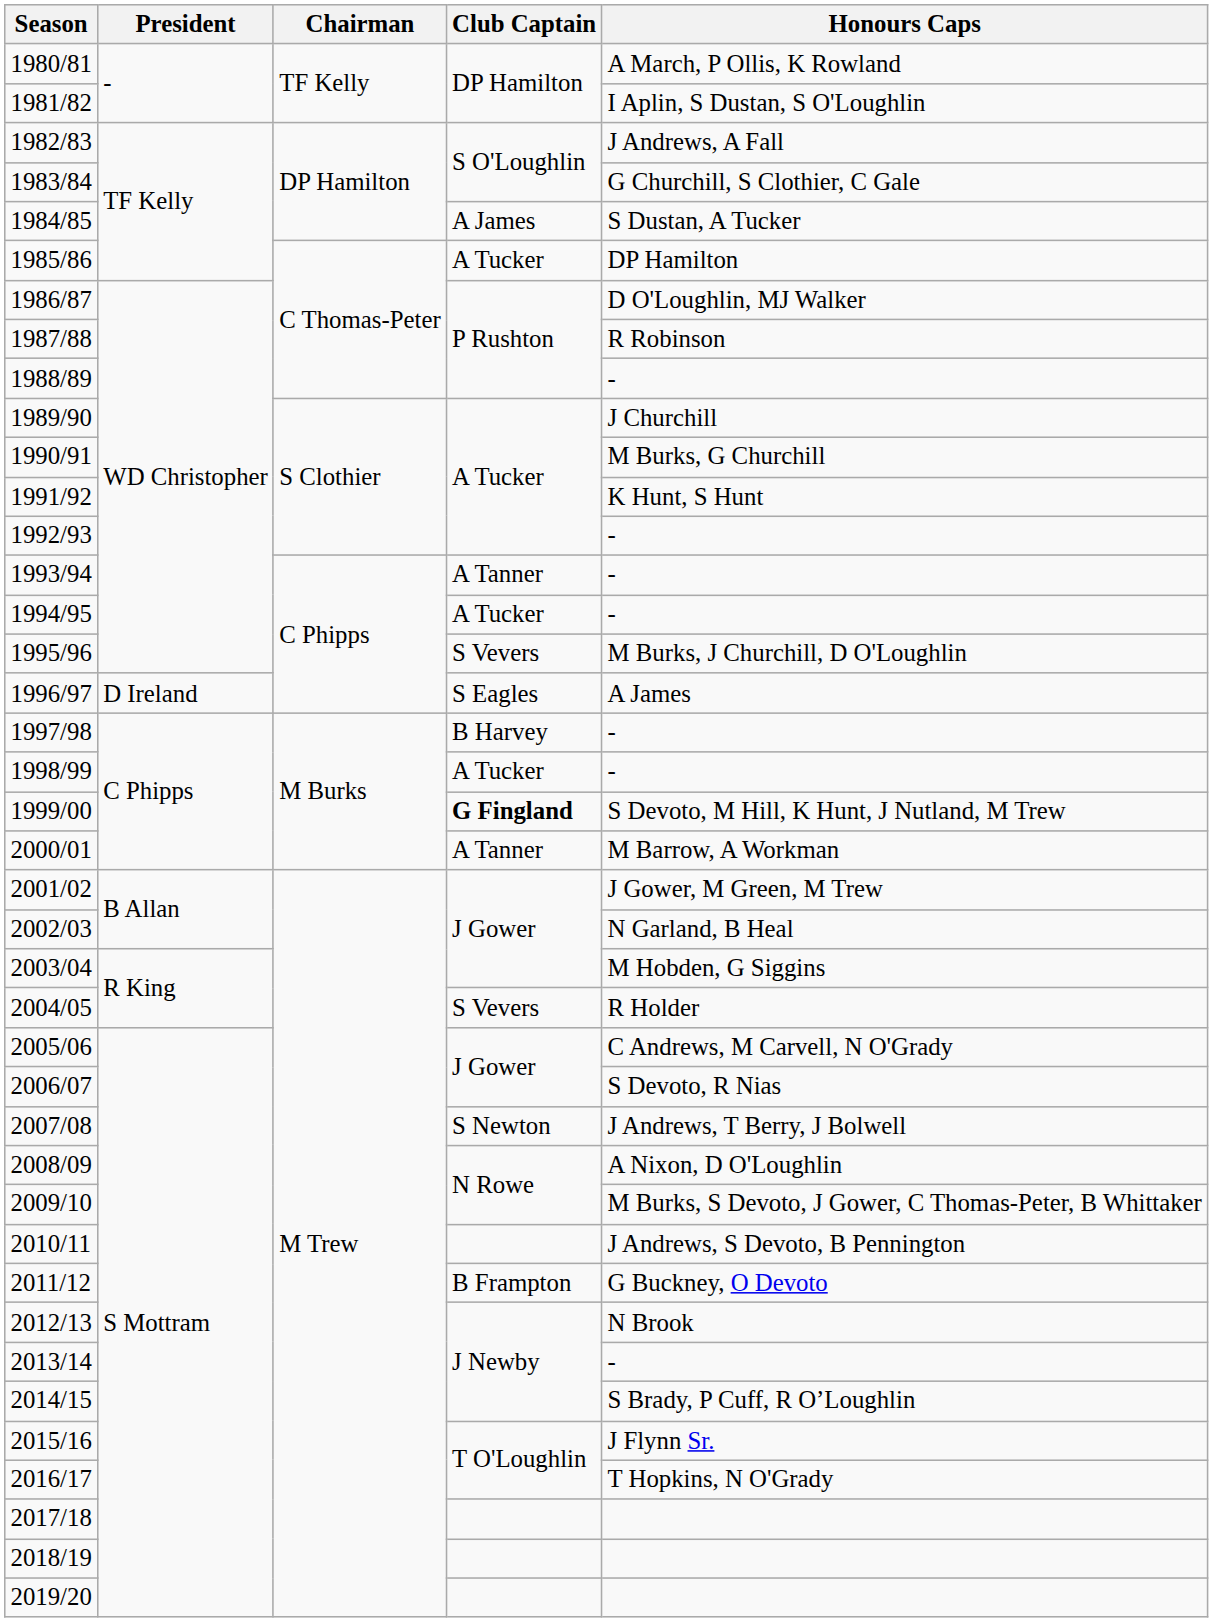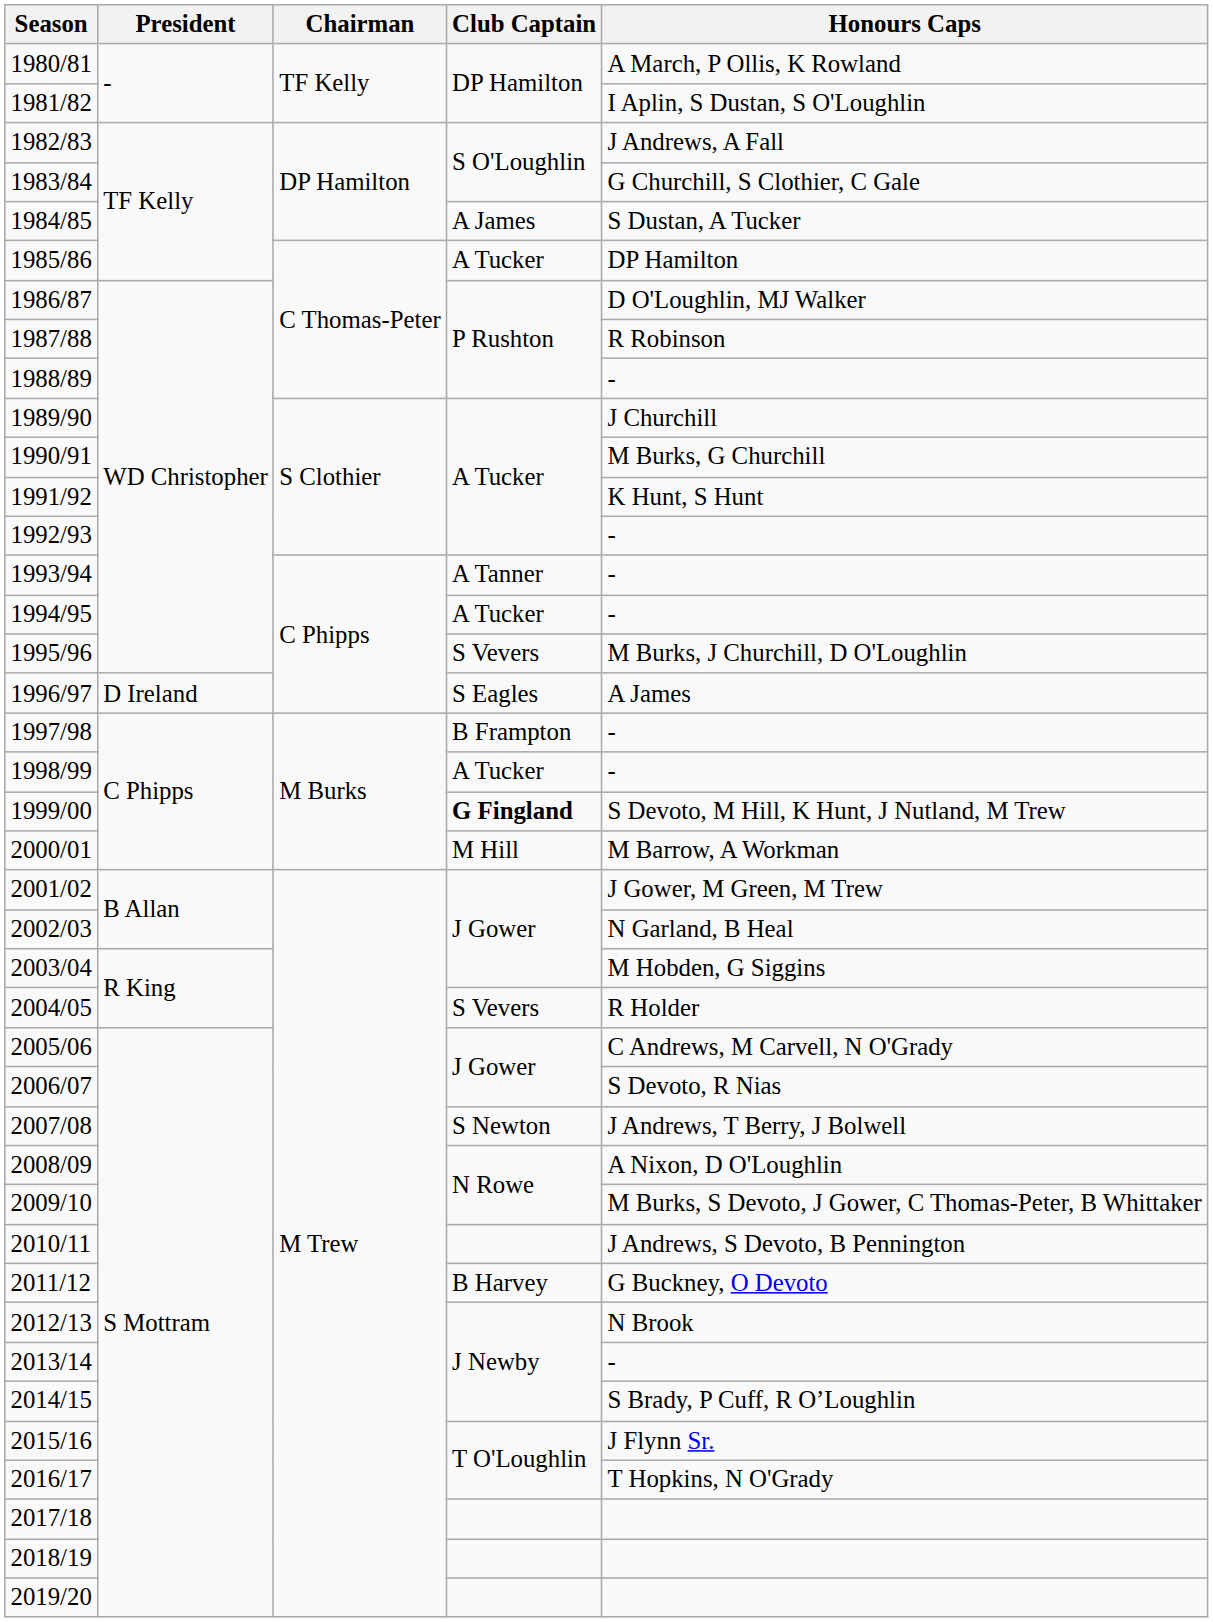(500, 732) B Harvey -> (512, 732) B Frampton
(498, 850) A Tanner -> (486, 850) M Hill
(512, 1282) B Frampton -> (500, 1282) B Harvey
